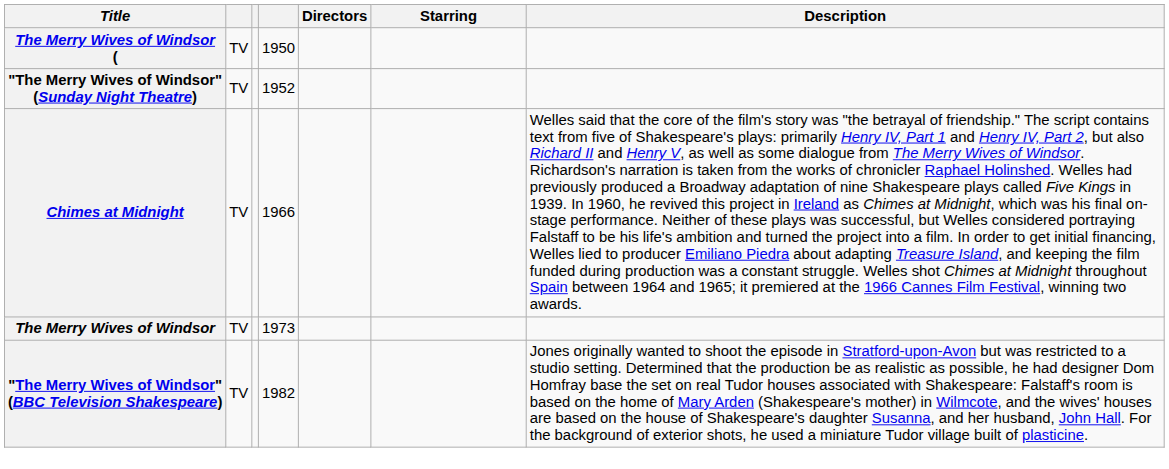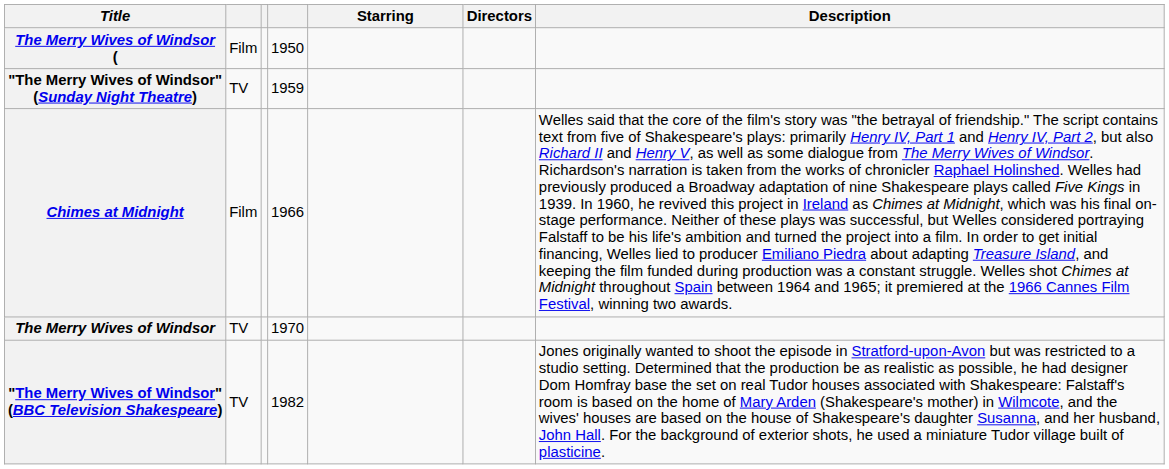columns swapped: (335, 16) <-> (449, 16)
(239, 48) TV -> (243, 48) Film
(279, 88) 1952 -> (288, 88) 1959
(239, 212) TV -> (243, 212) Film
(279, 328) 1973 -> (288, 328) 1970
